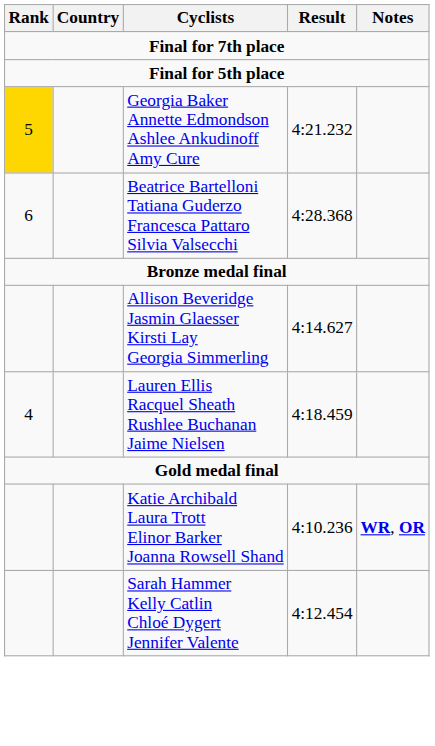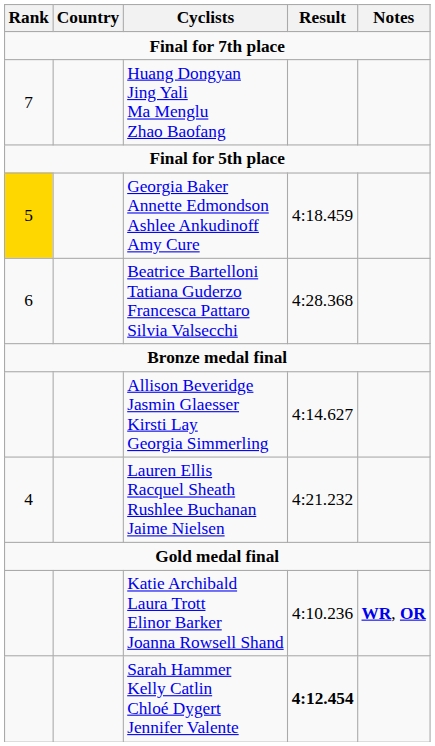+ row: (184, 102)
(322, 129) 4:21.232 -> (323, 215) 4:18.459
(322, 414) 4:18.459 -> (323, 499) 4:21.232
(322, 613) normal -> (323, 698) bold
